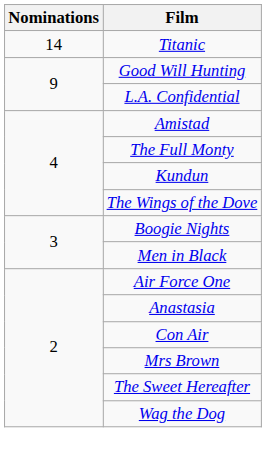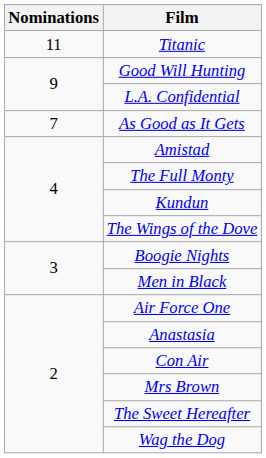(54, 44) 14 -> (54, 44) 11
+ row: (182, 123)
